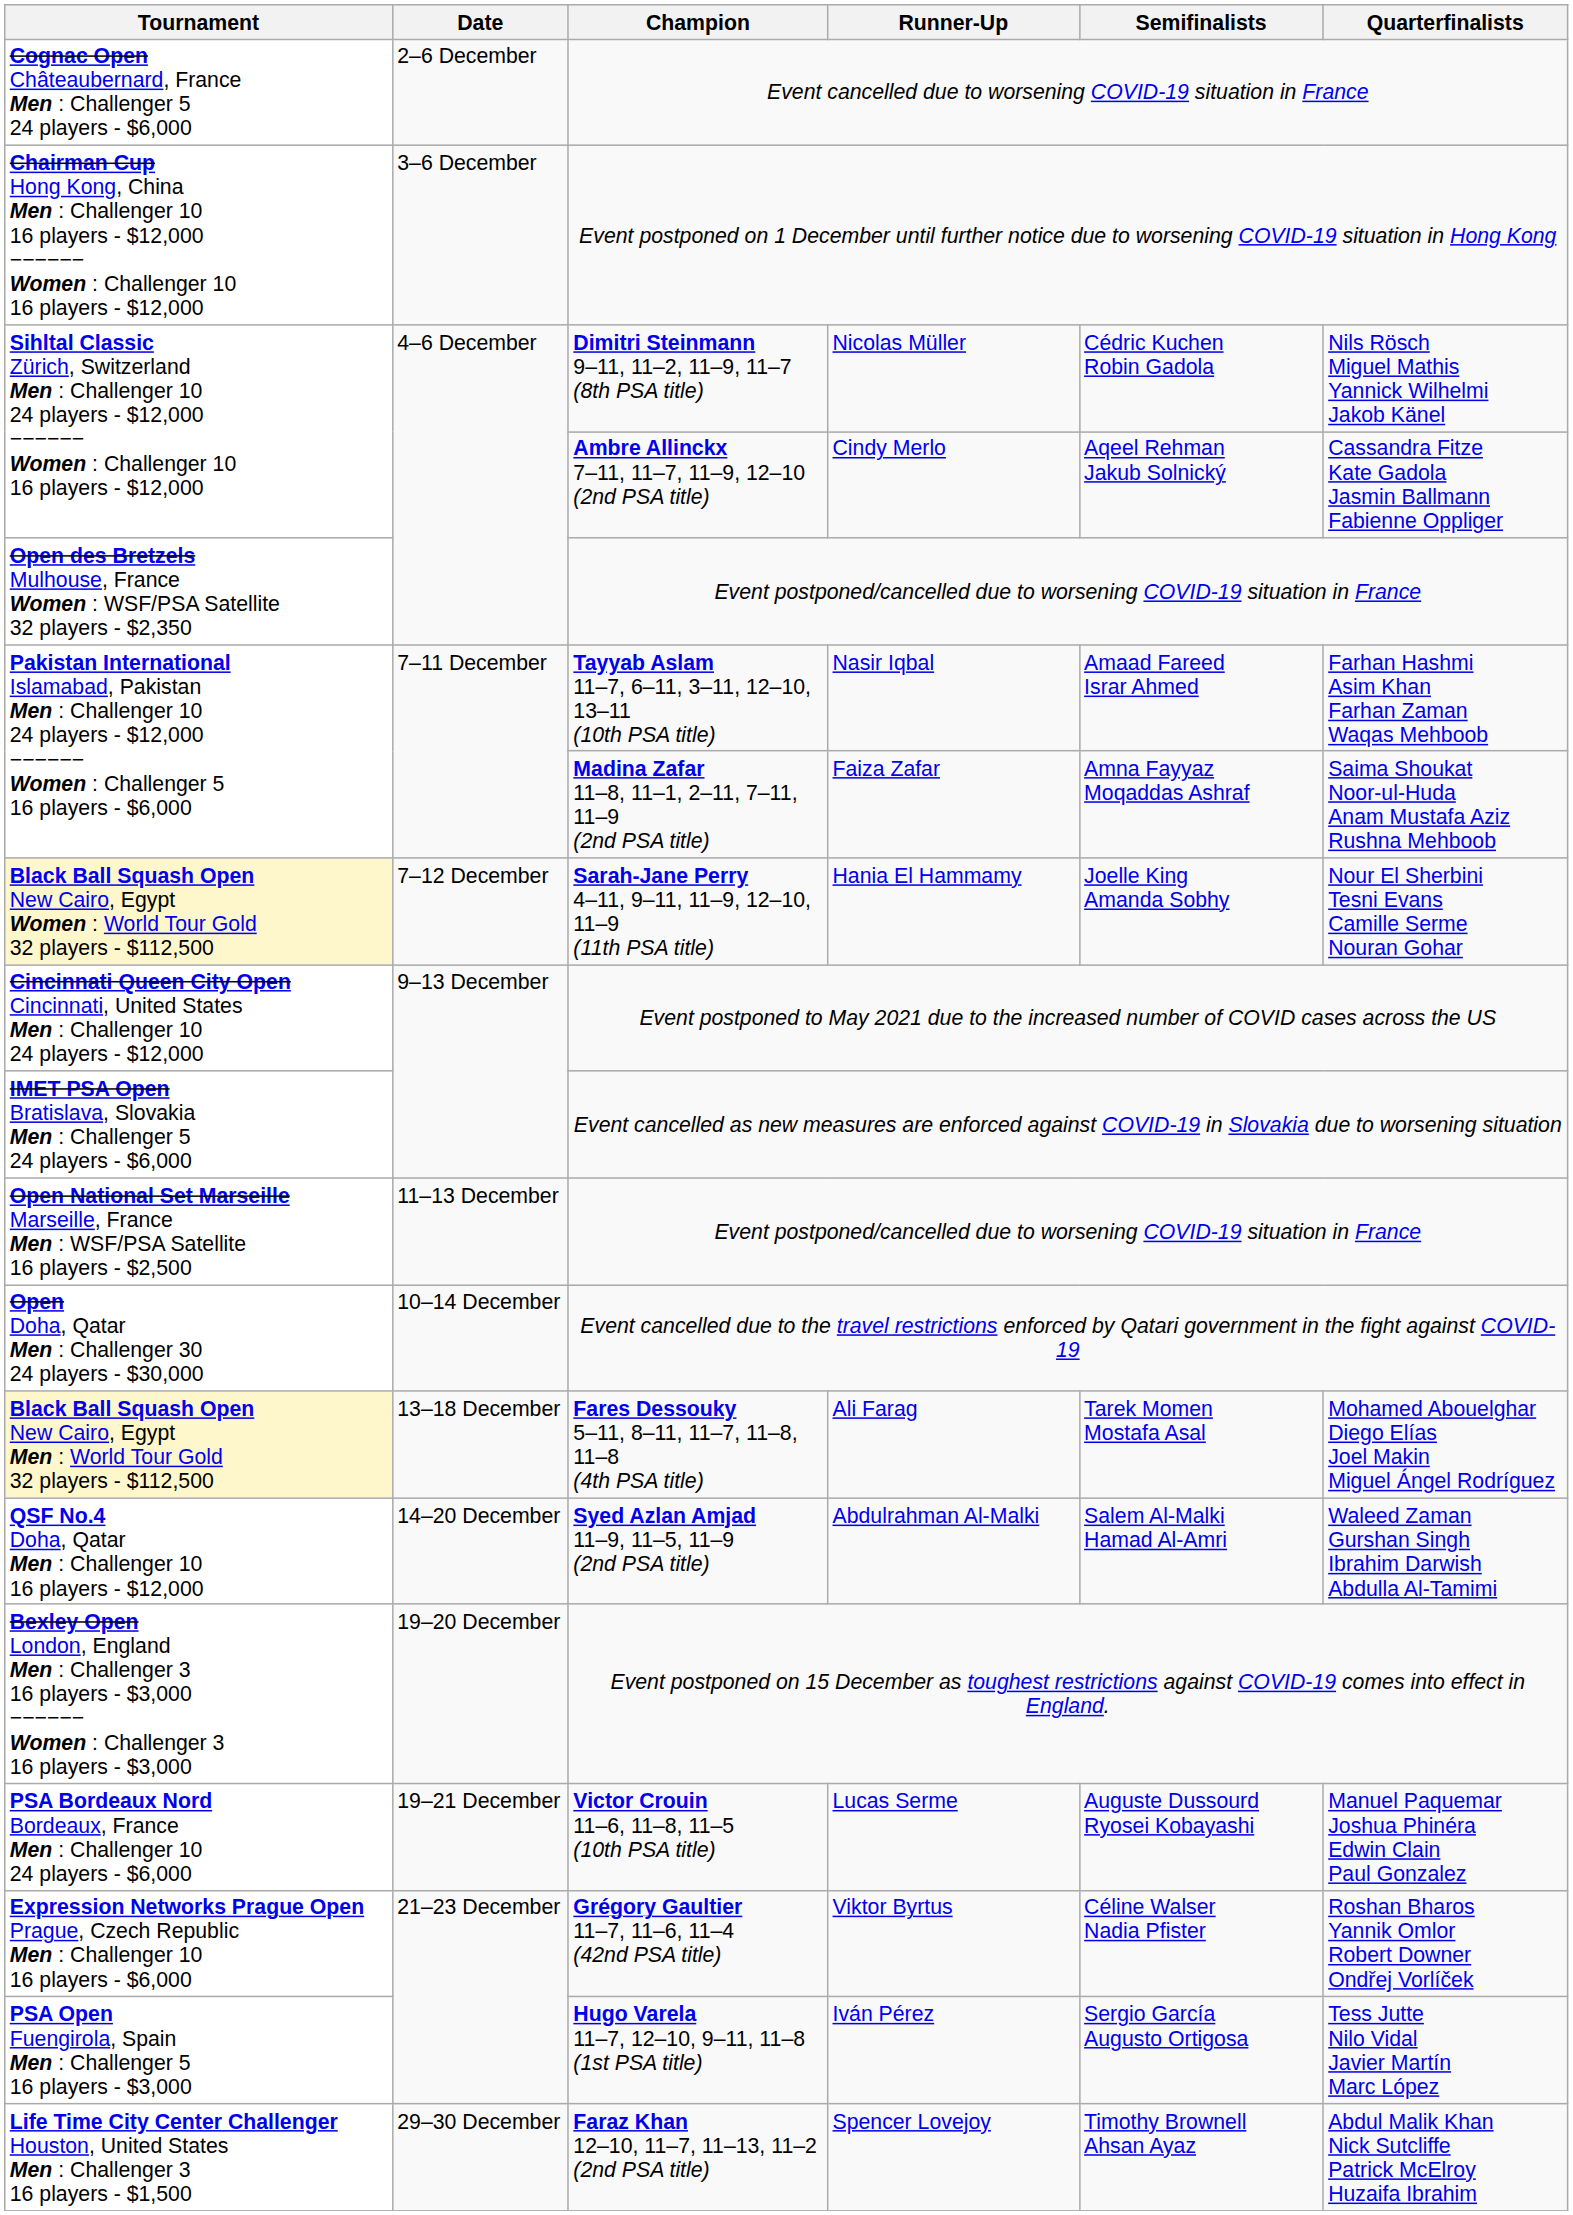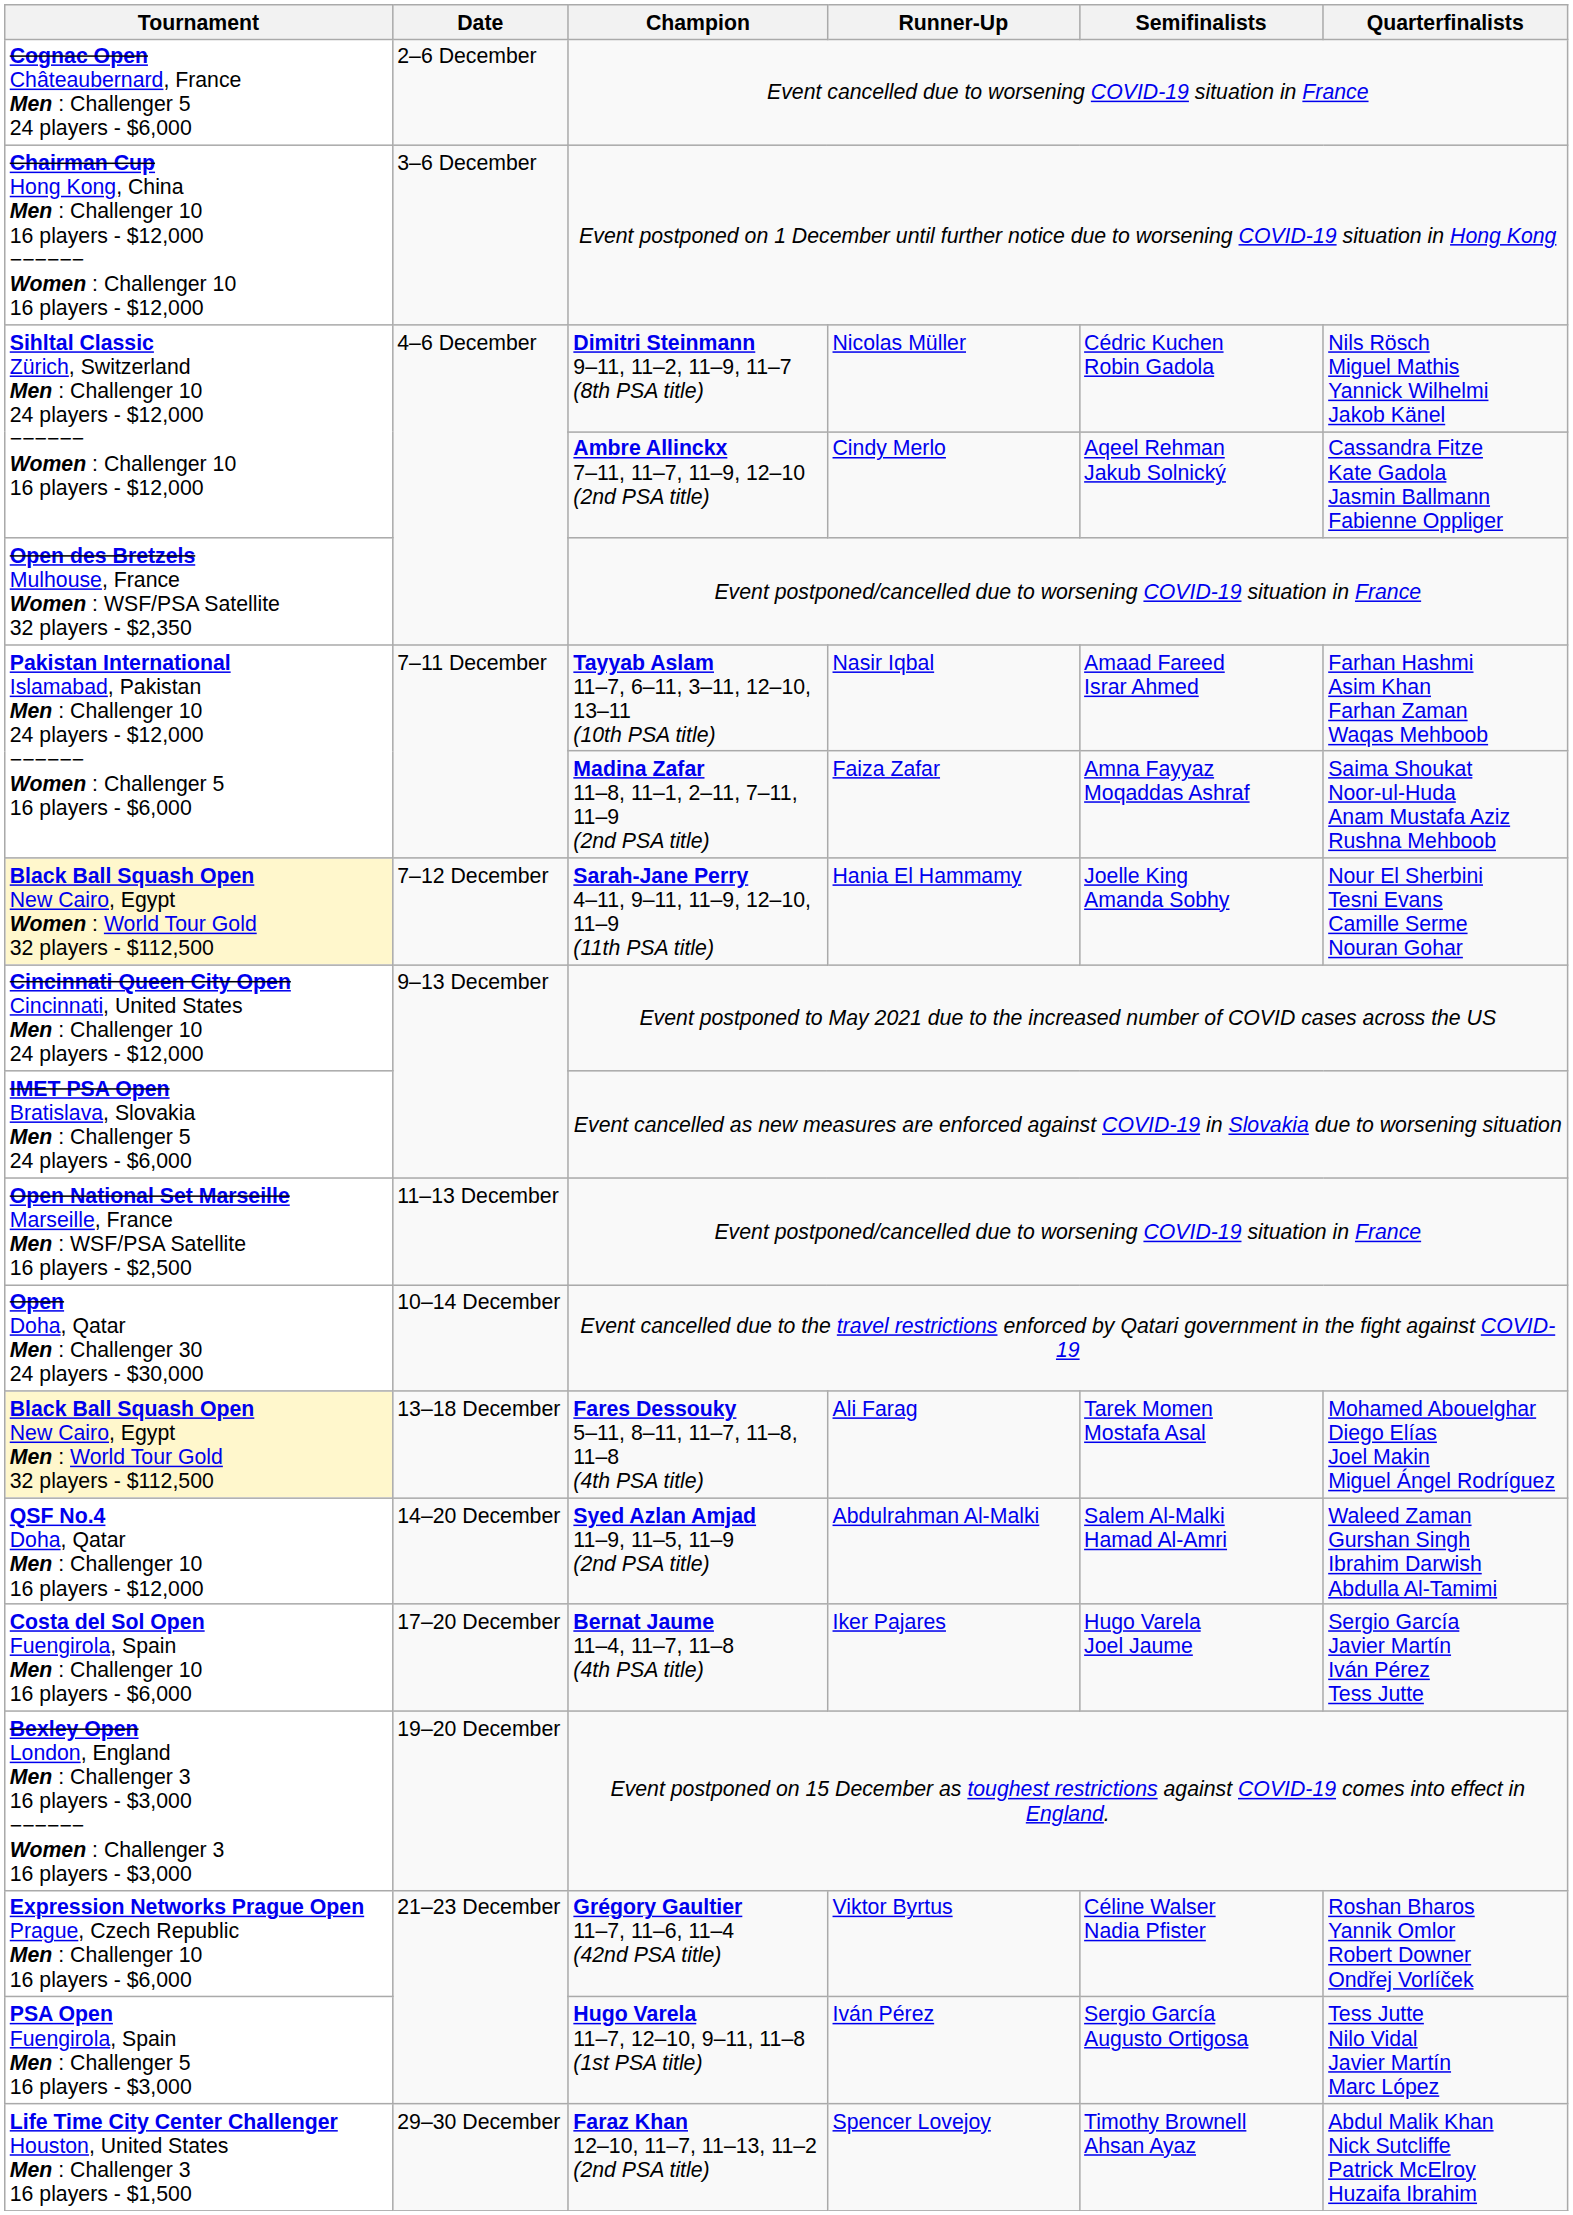+ row: (107, 1658)
- row: (111, 1837)
